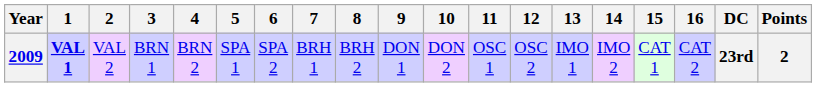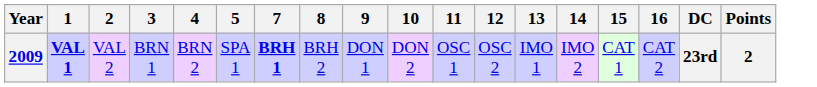- column: (273, 19)
(314, 57) normal -> (277, 57) bold
